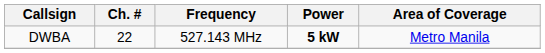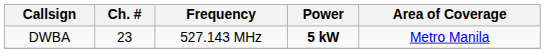(125, 37) 22 -> (125, 37) 23
